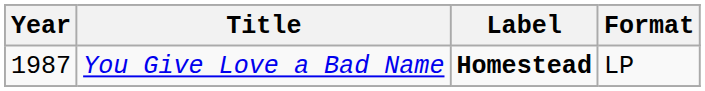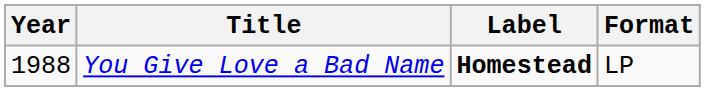(41, 66) 1987 -> (41, 66) 1988
